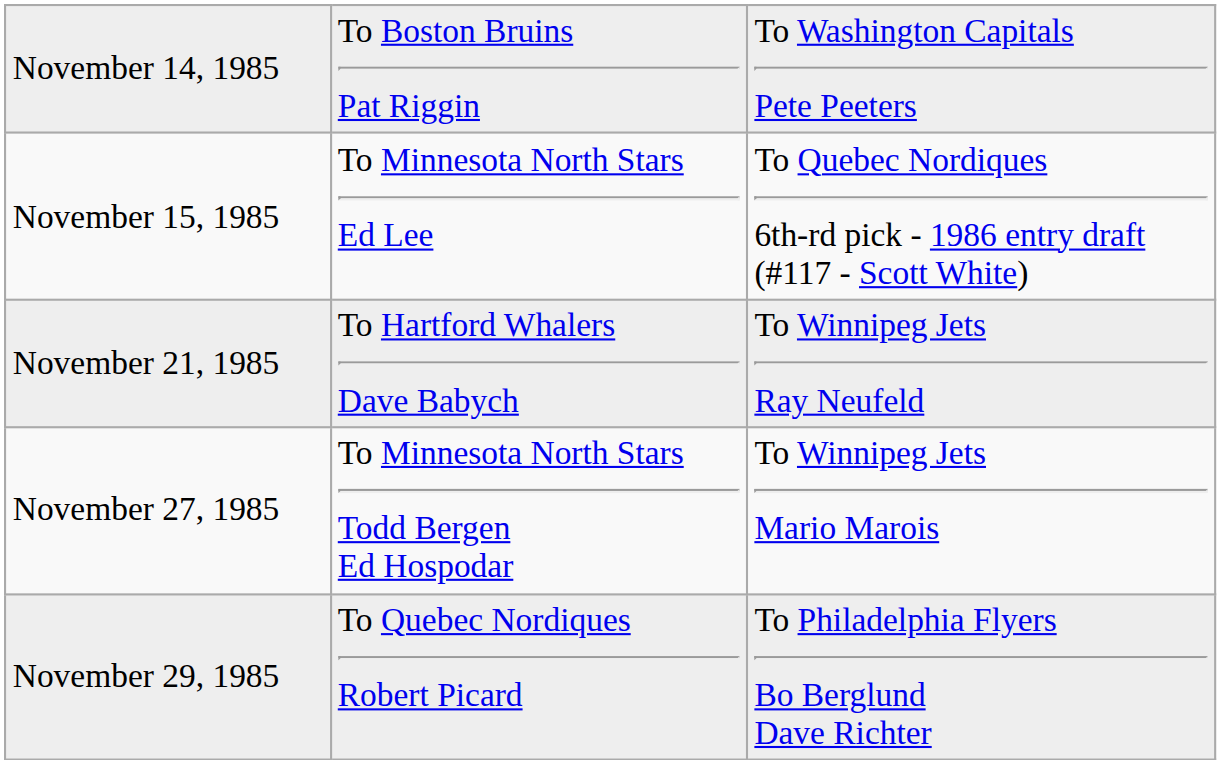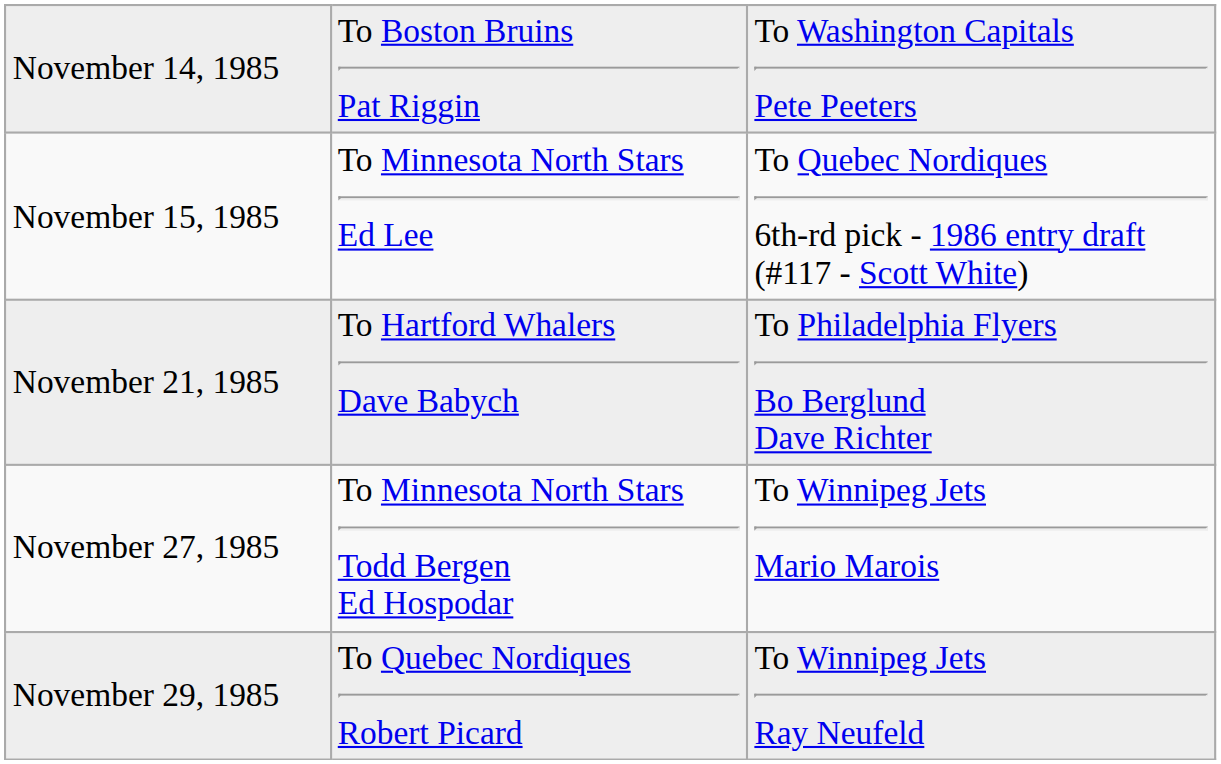(981, 362) To Winnipeg Jets Ray Neufeld -> (981, 381) To Philadelphia Flyers Bo Berglund Dave Richter
(981, 675) To Philadelphia Flyers Bo Berglund Dave Richter -> (981, 694) To Winnipeg Jets Ray Neufeld
